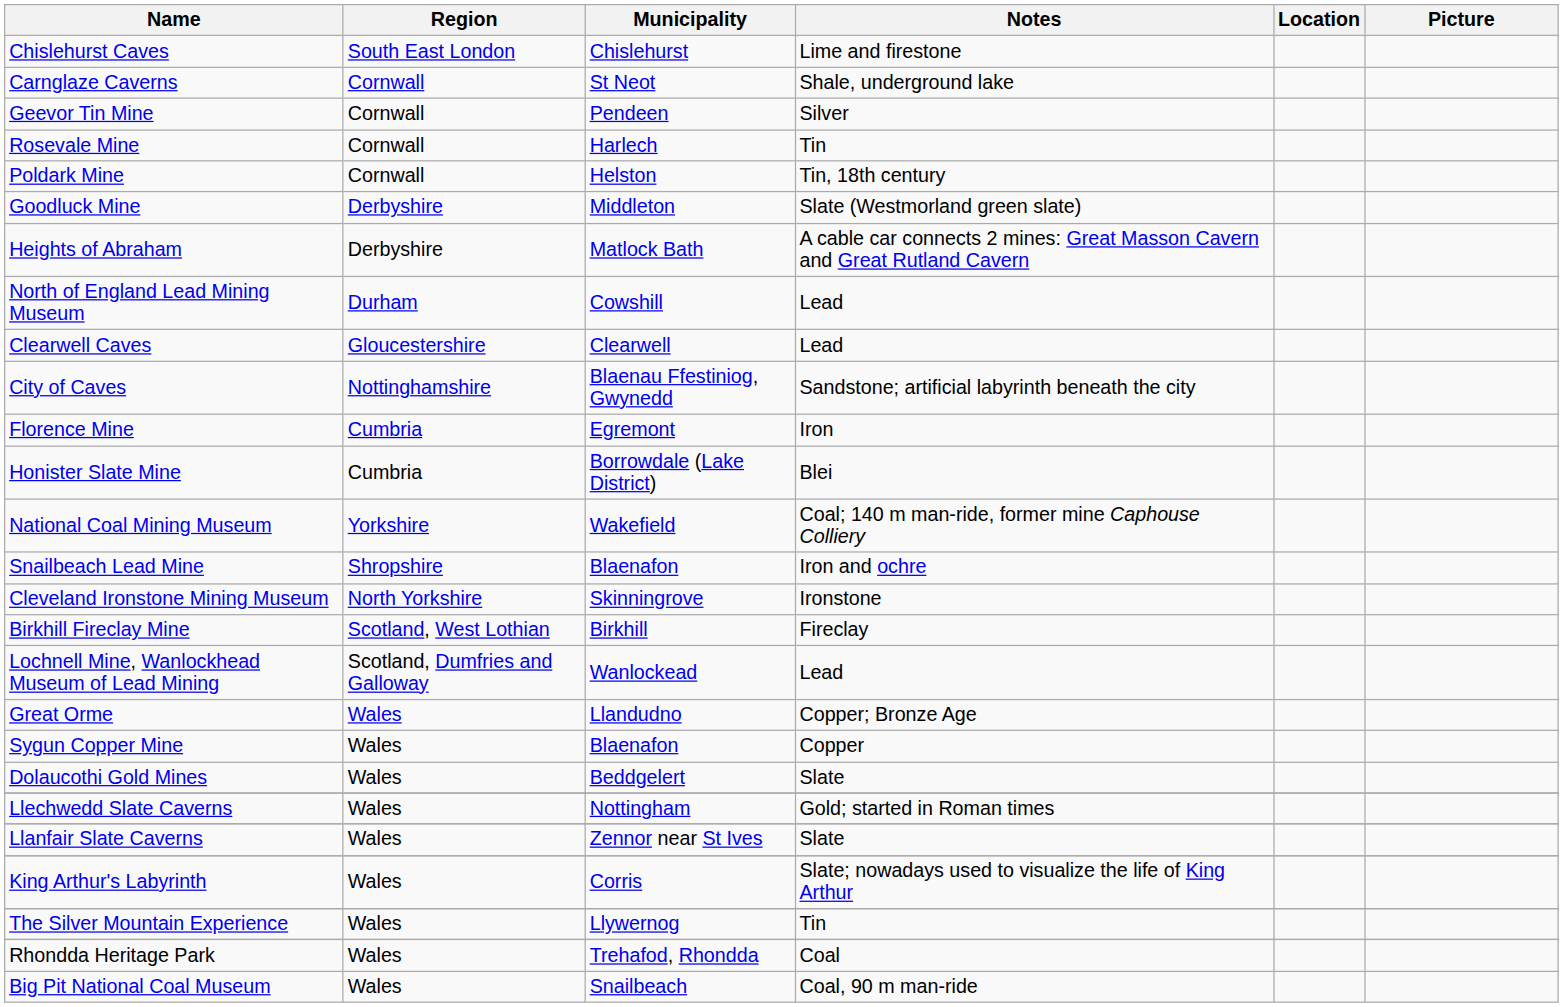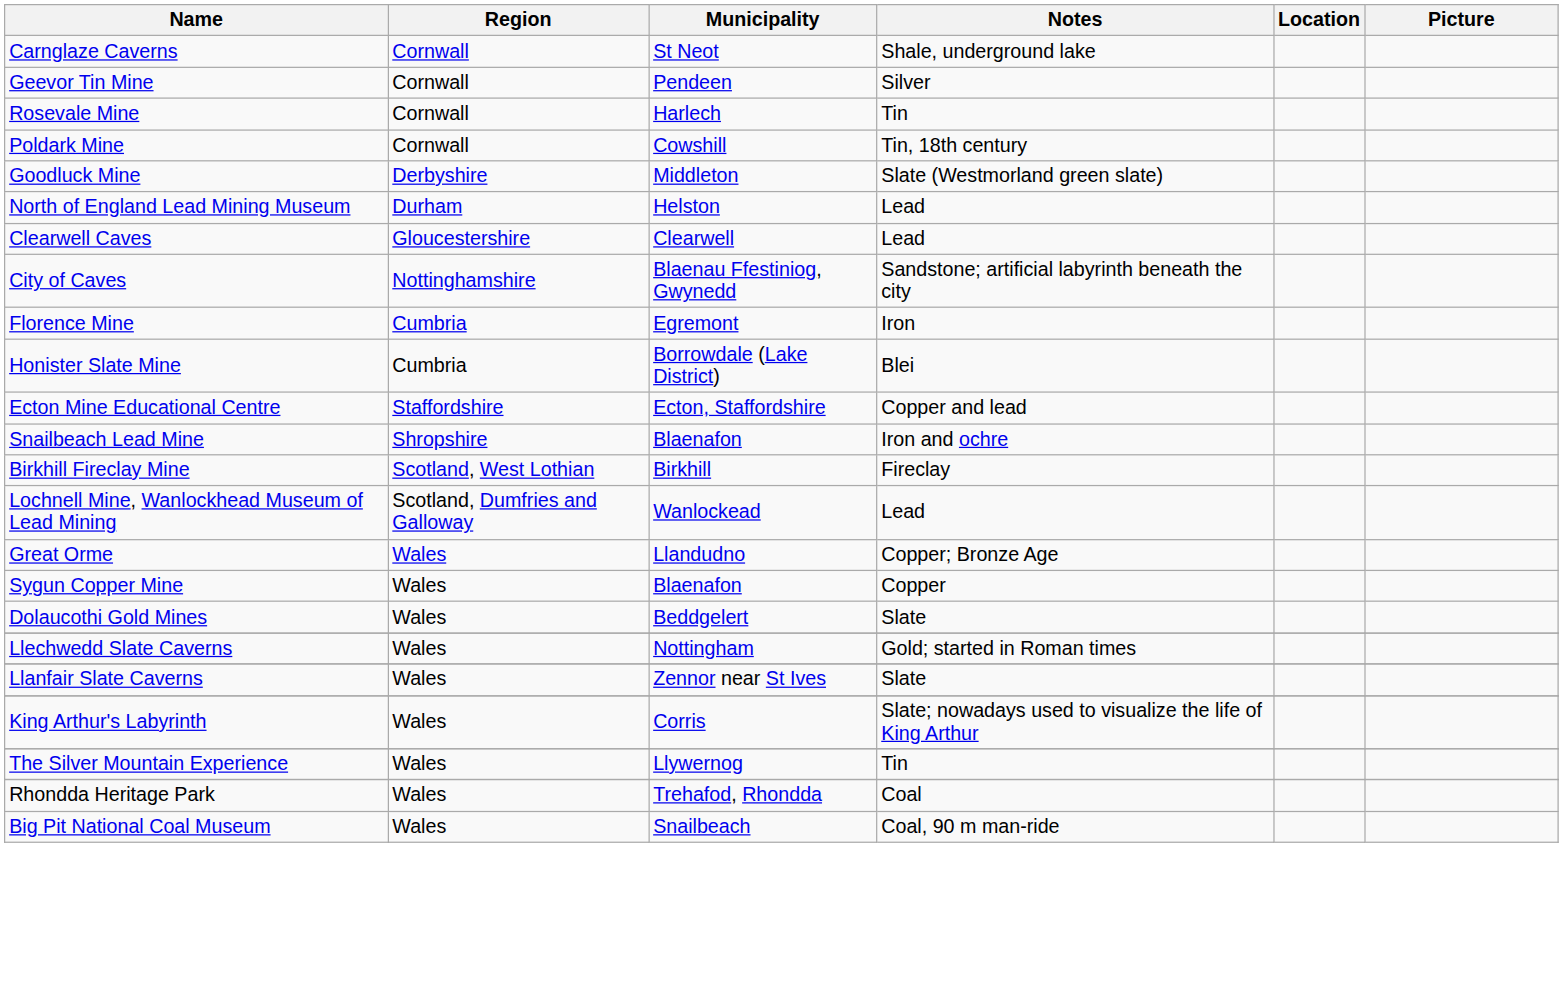- row: (89, 51)
(623, 176) Helston -> (690, 144) Cowshill
- row: (96, 249)
(626, 303) Cowshill -> (687, 207) Helston
- row: (140, 525)
+ row: (145, 407)
- row: (169, 598)
